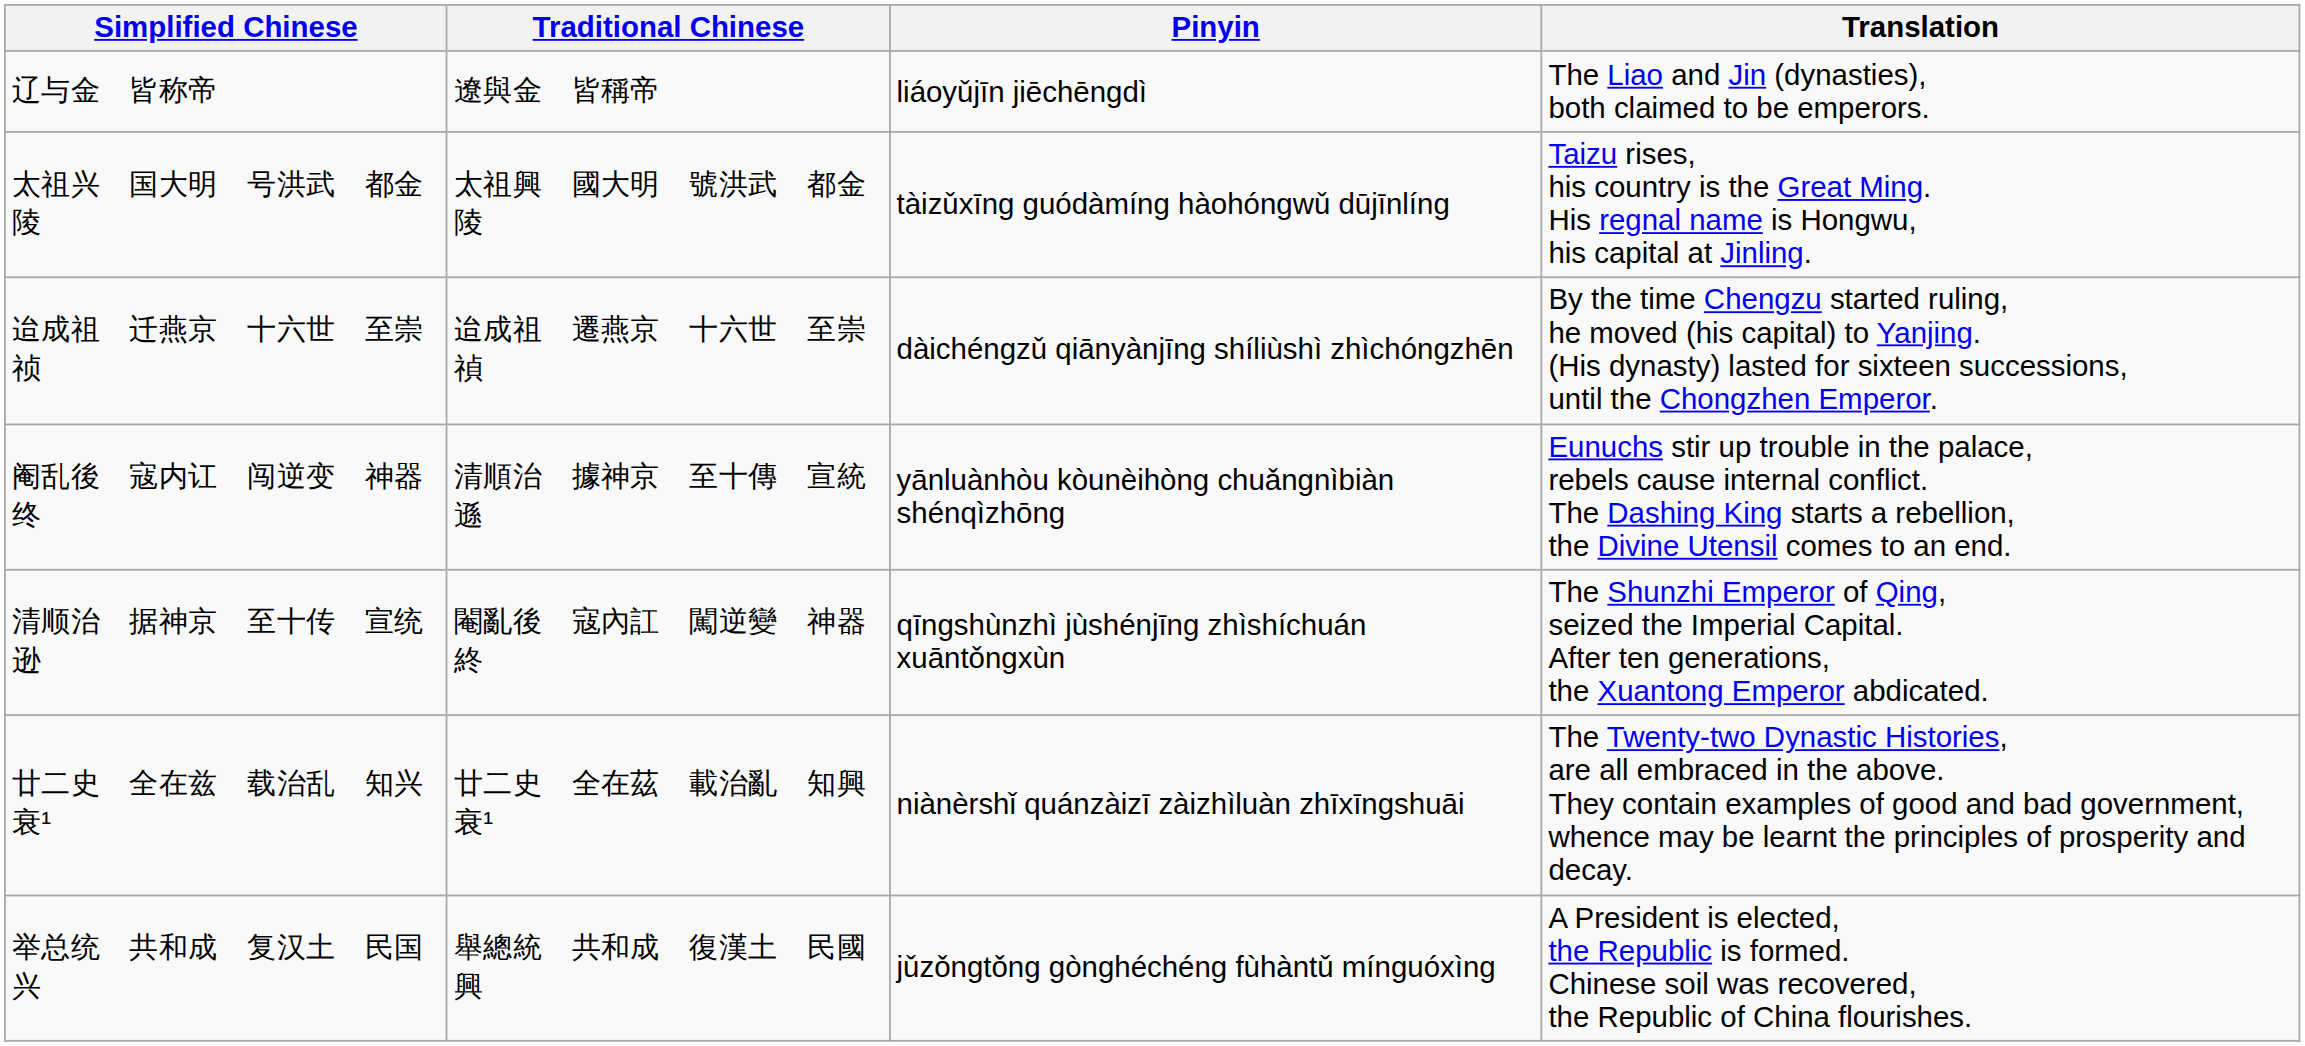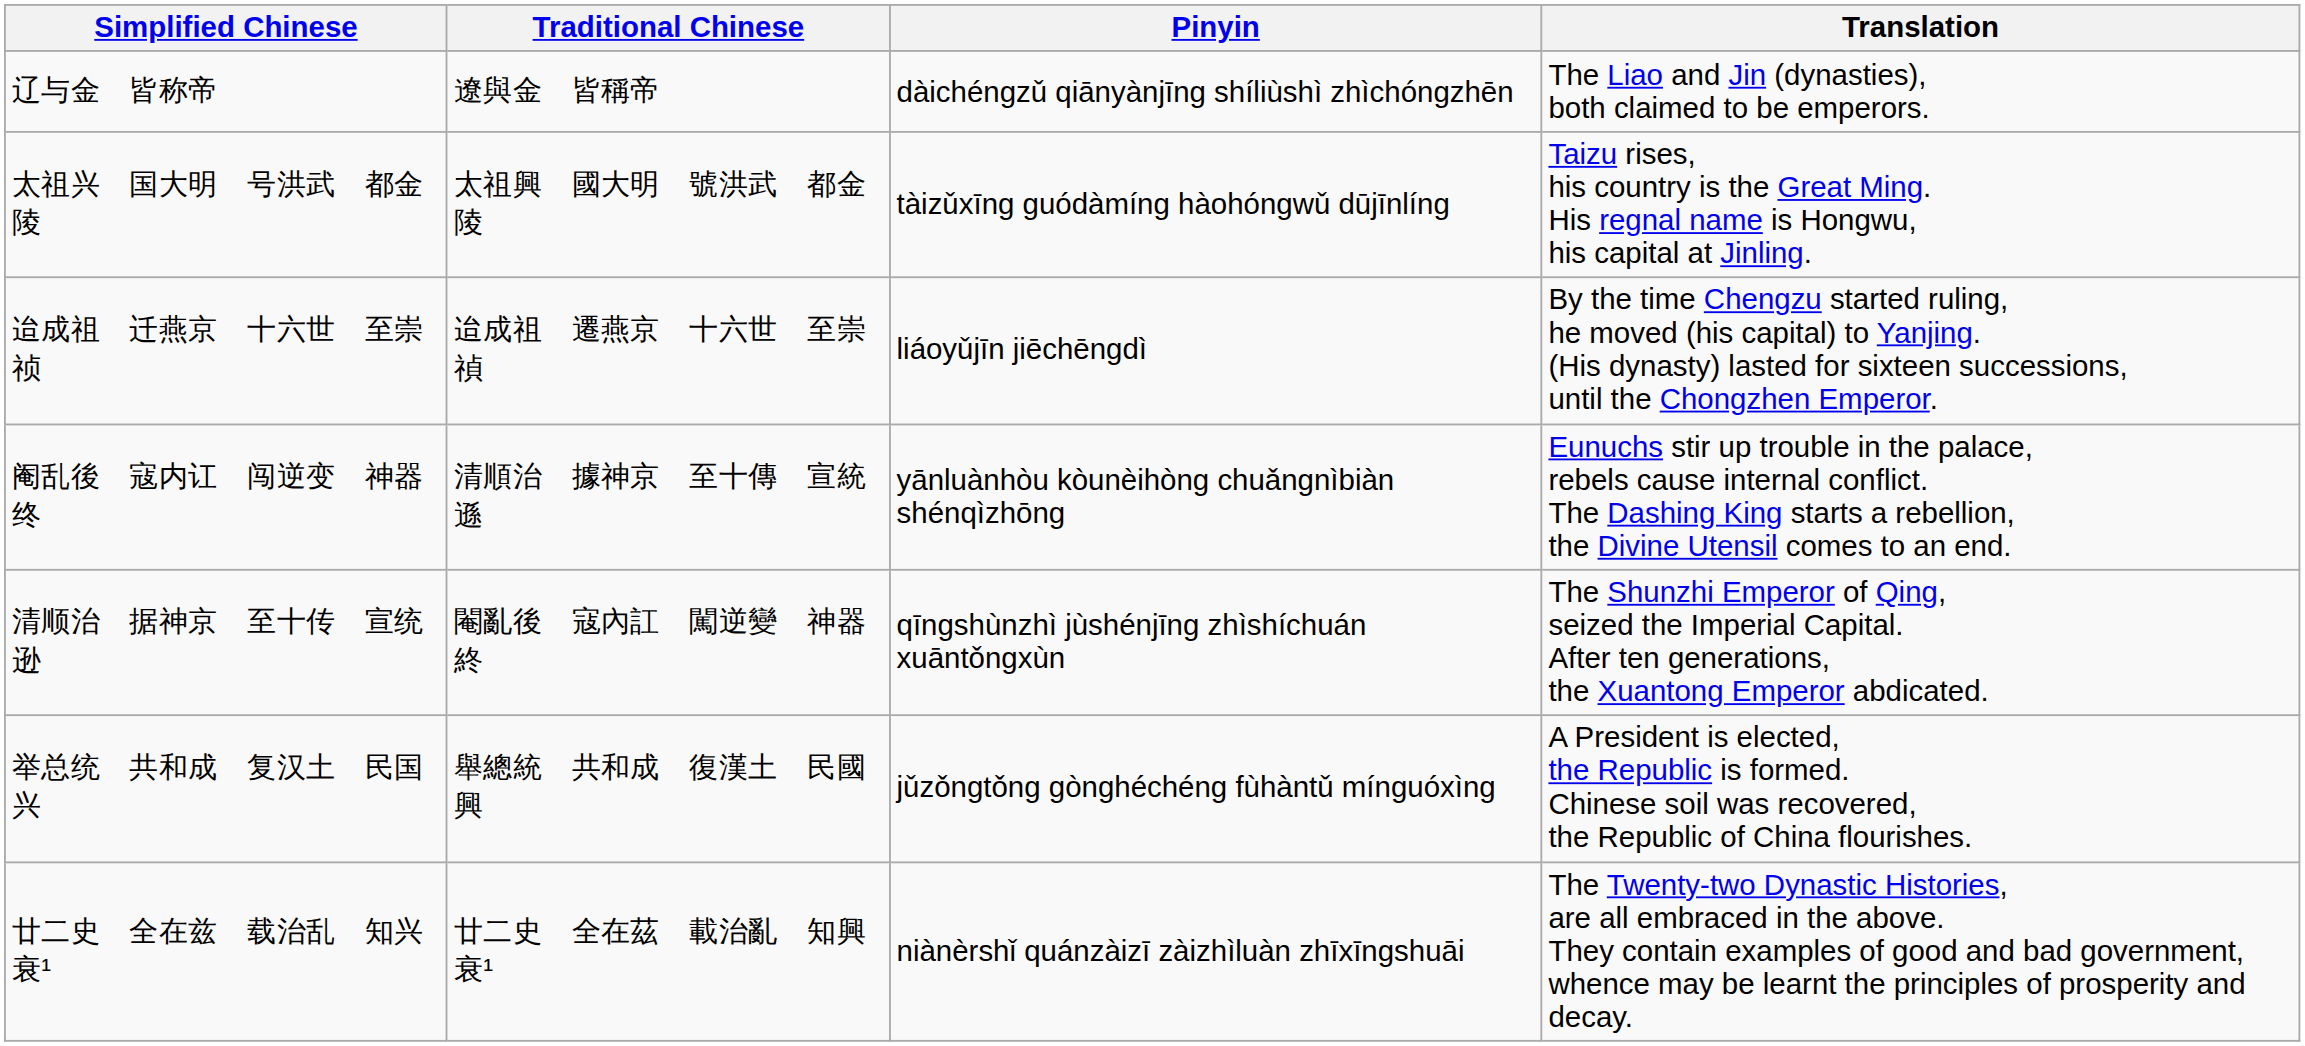(1022, 91) liáoyǔjīn jiēchēngdì -> (1205, 91) dàichéngzǔ qiānyànjīng shíliùshì zhìchóngzhēn
(1205, 350) dàichéngzǔ qiānyànjīng shíliùshì zhìchóngzhēn -> (1022, 350) liáoyǔjīn jiēchēngdì
rows swapped: (218, 966) <-> (218, 803)
